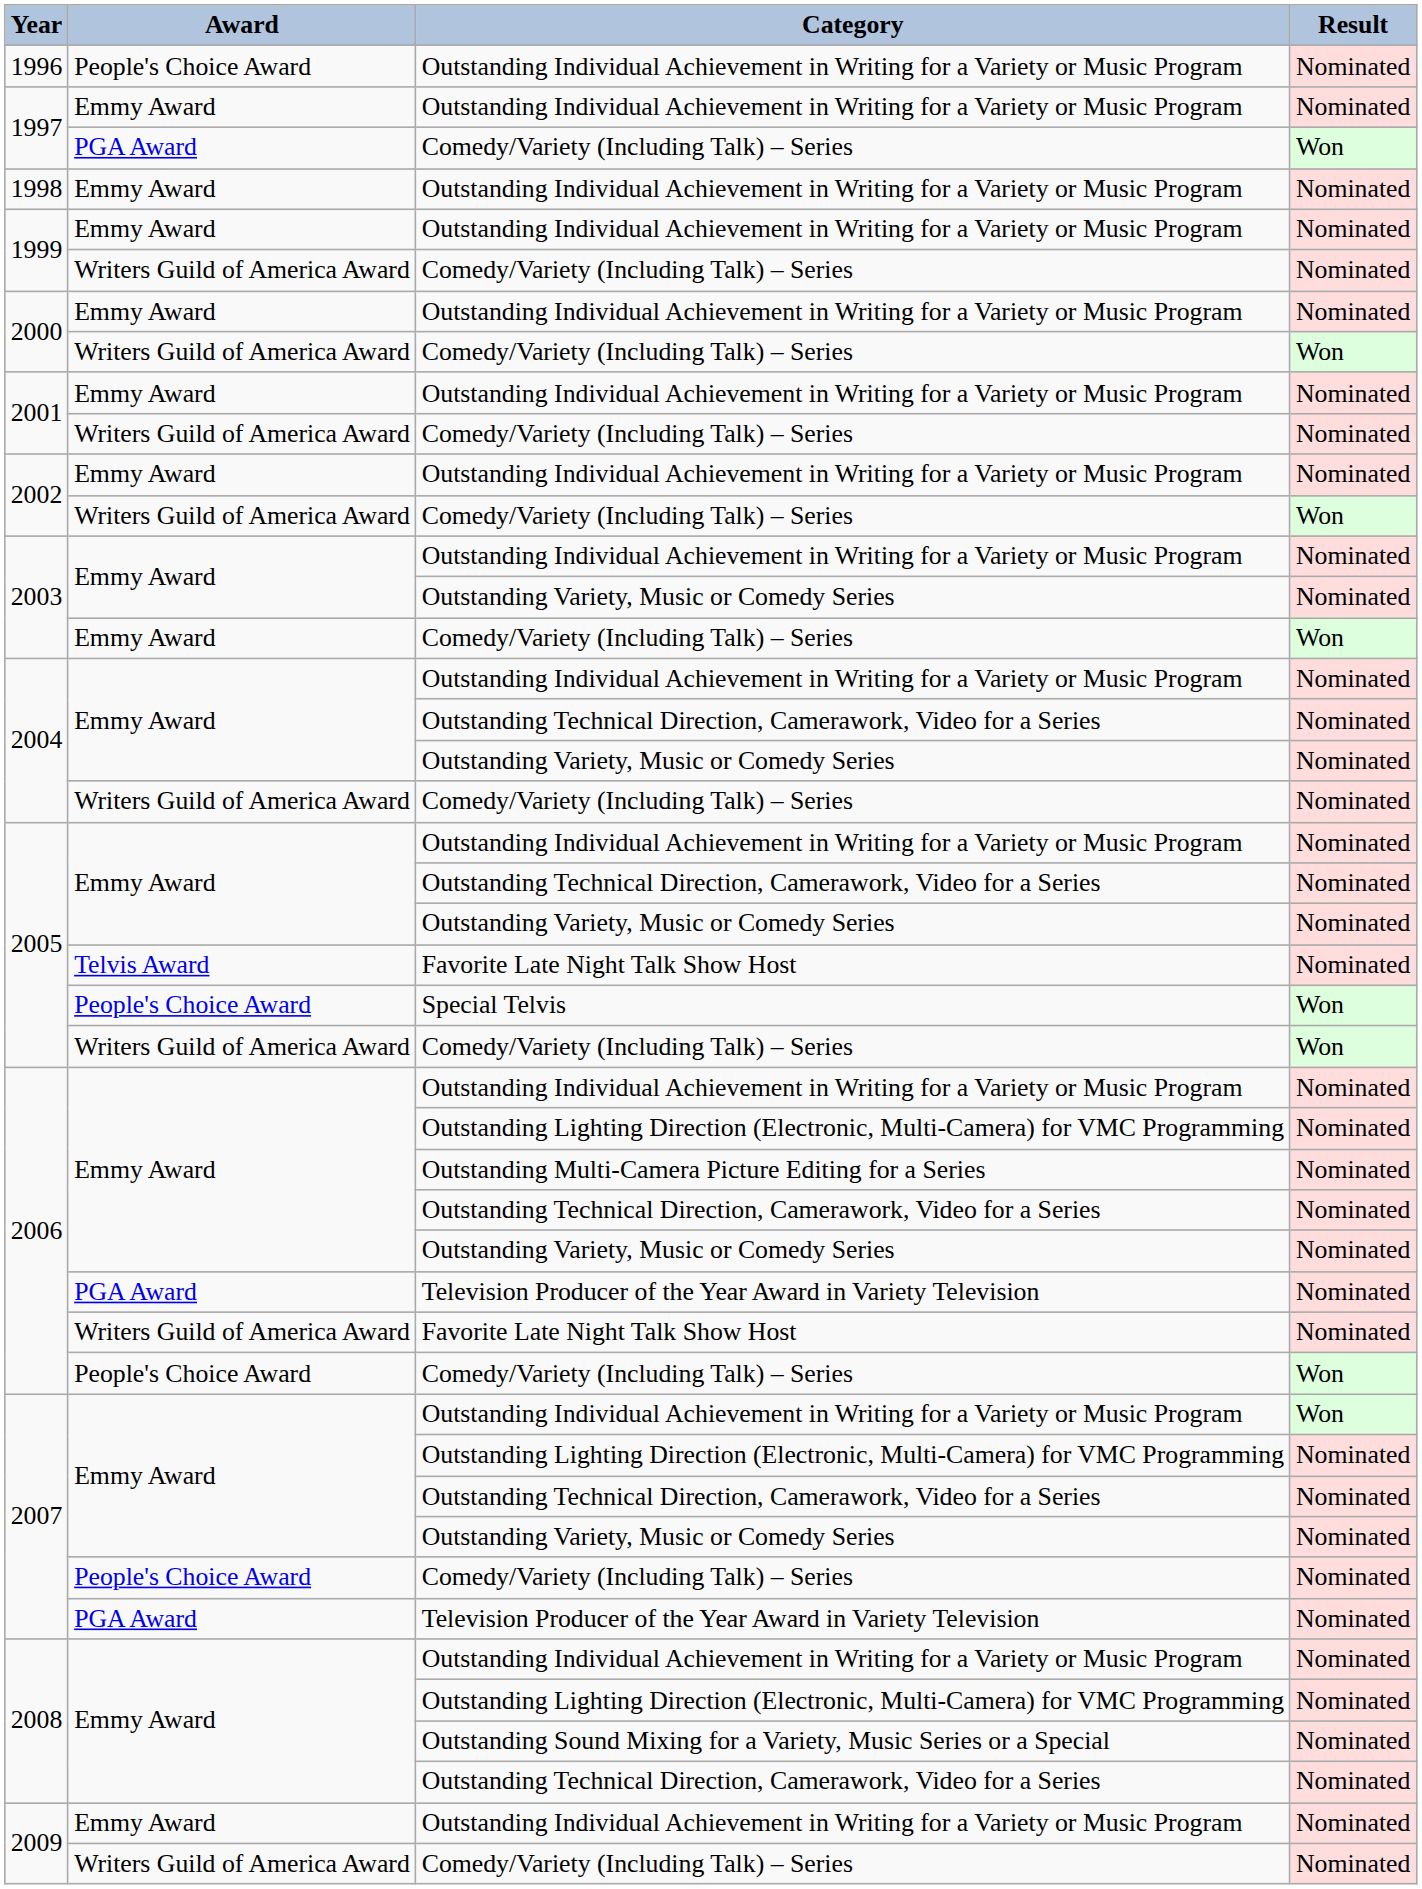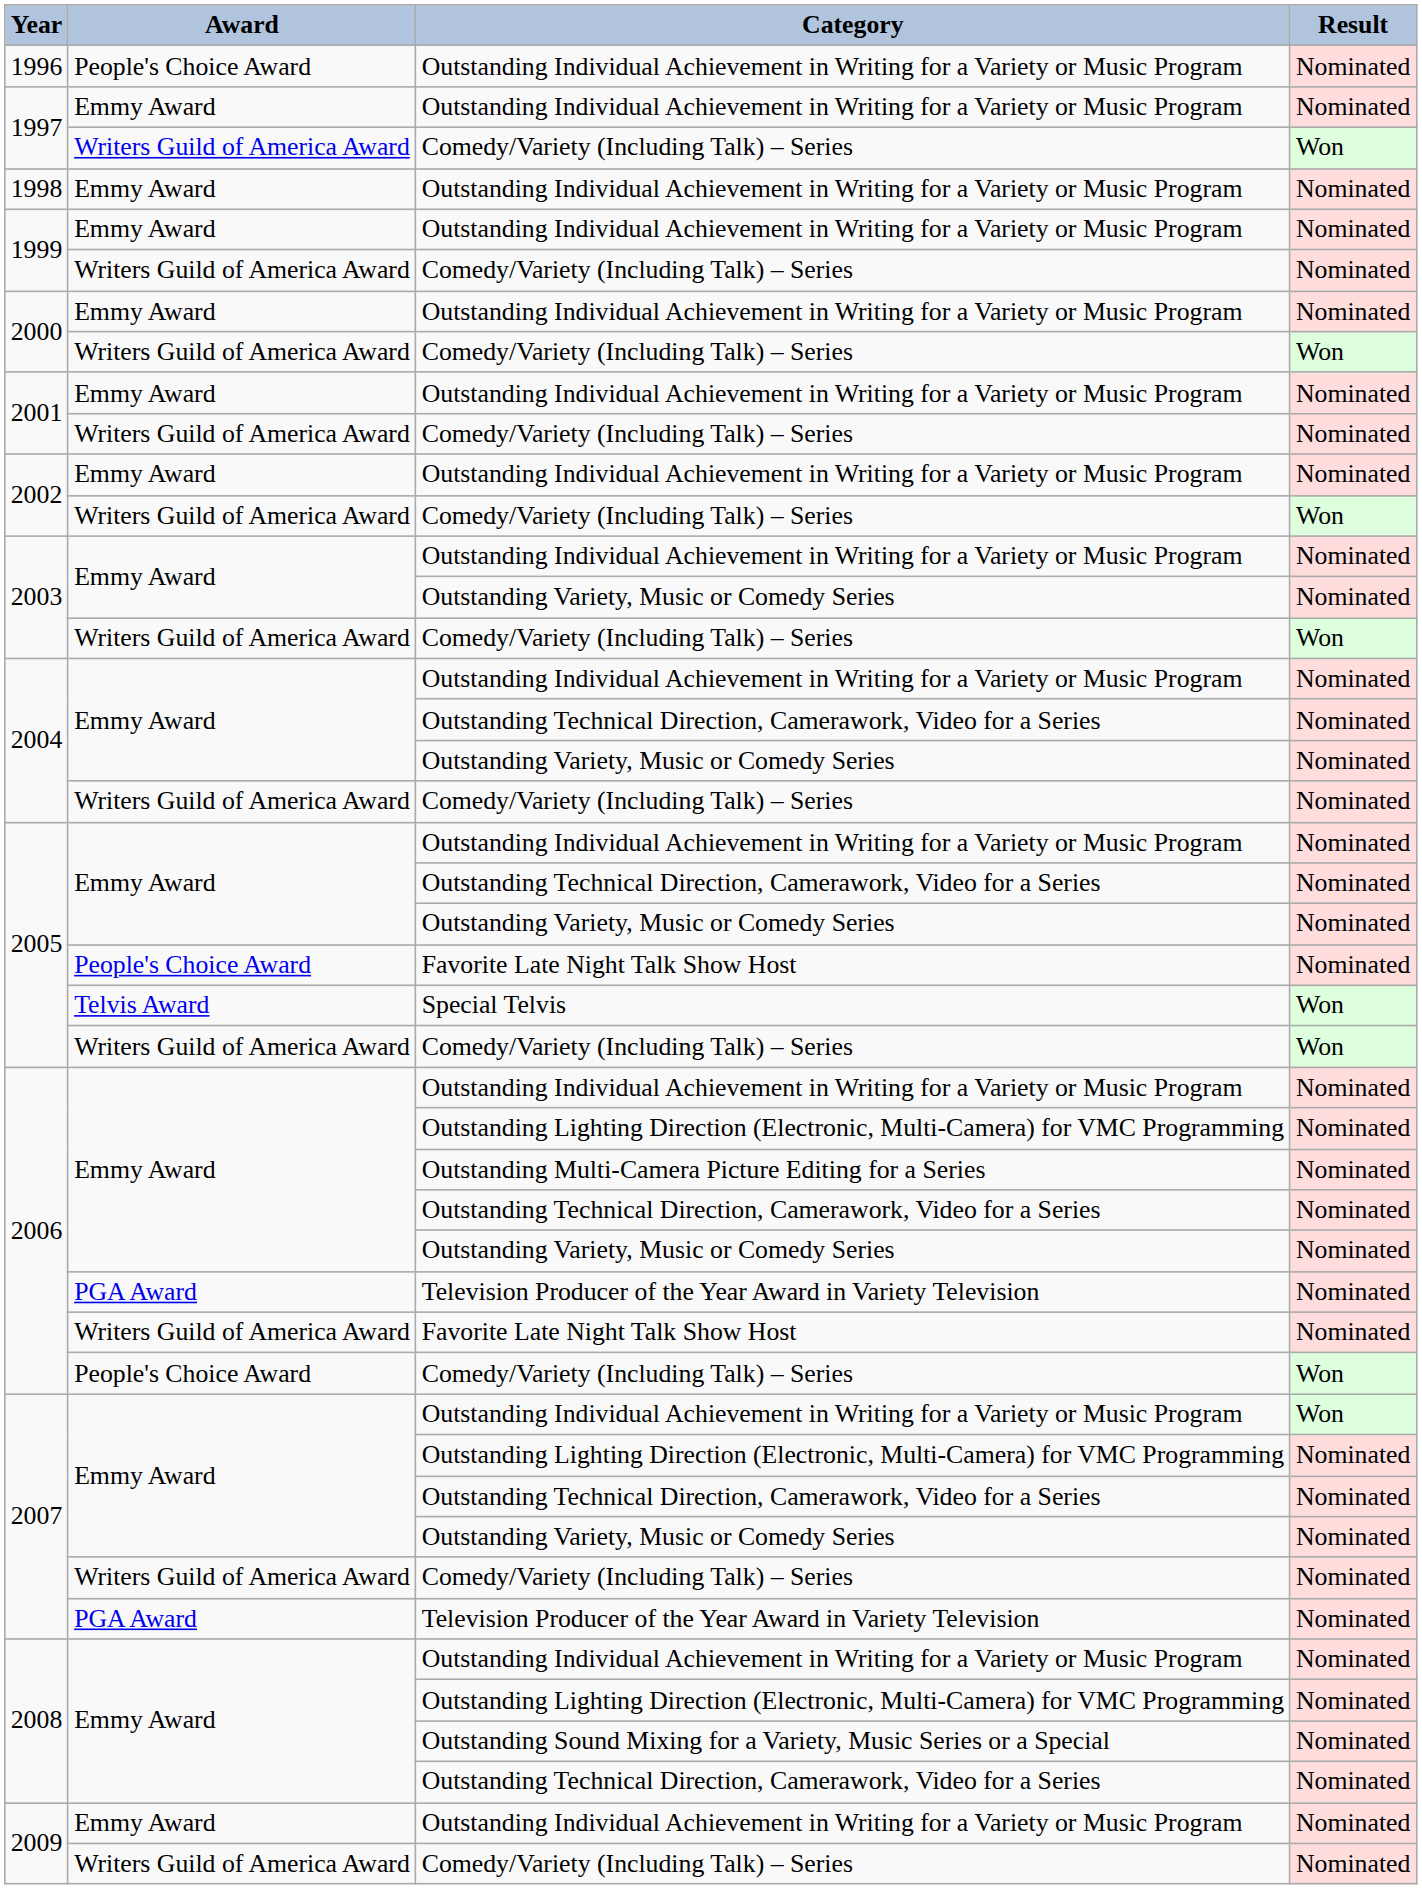(136, 147) PGA Award -> (242, 147) Writers Guild of America Award
(145, 637) Emmy Award -> (242, 637) Writers Guild of America Award
(142, 964) Telvis Award -> (193, 964) People's Choice Award
(193, 1005) People's Choice Award -> (142, 1005) Telvis Award
(193, 1577) People's Choice Award -> (242, 1577) Writers Guild of America Award
